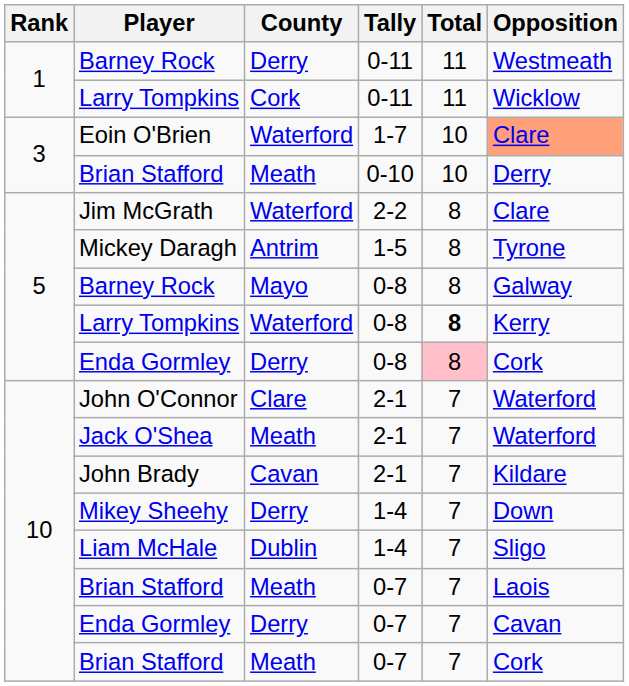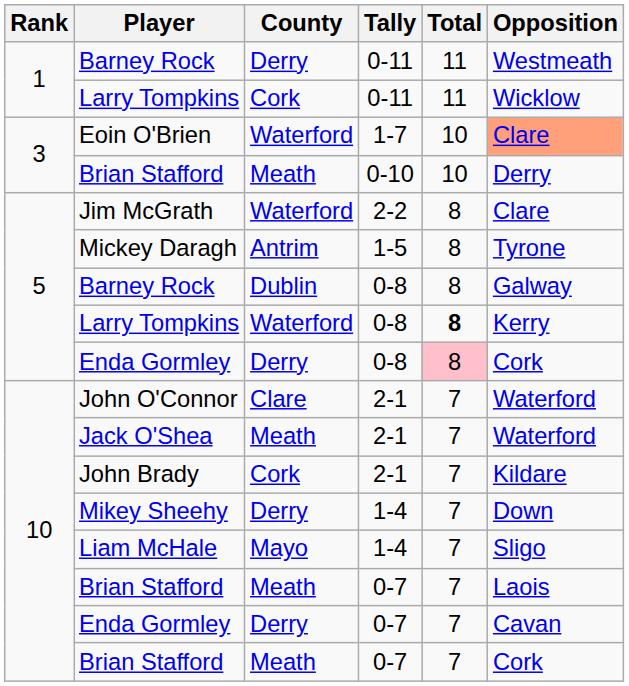(279, 286) Mayo -> (284, 286) Dublin
(284, 473) Cavan -> (275, 473) Cork
(284, 549) Dublin -> (279, 549) Mayo
